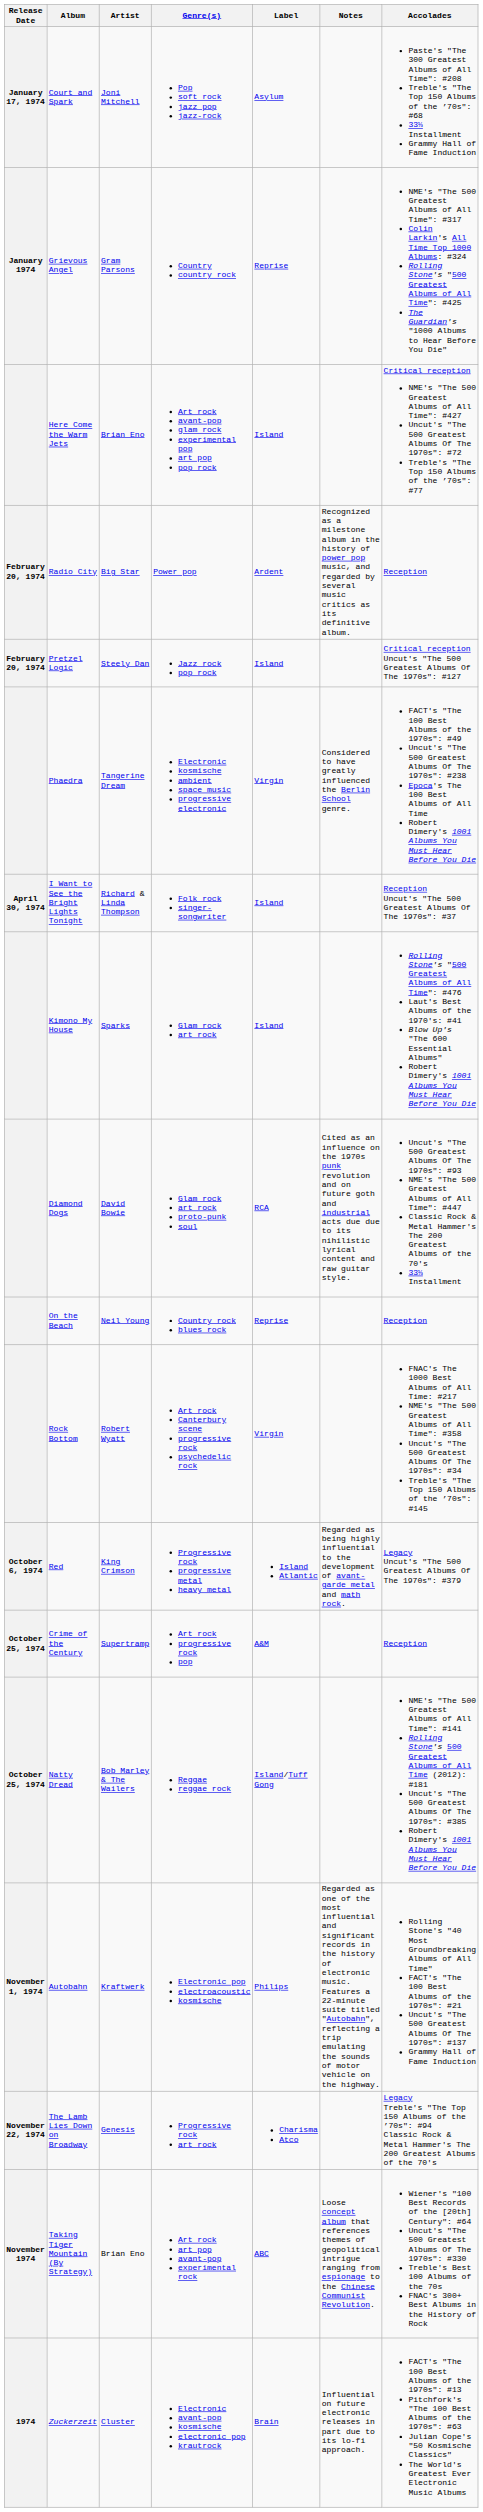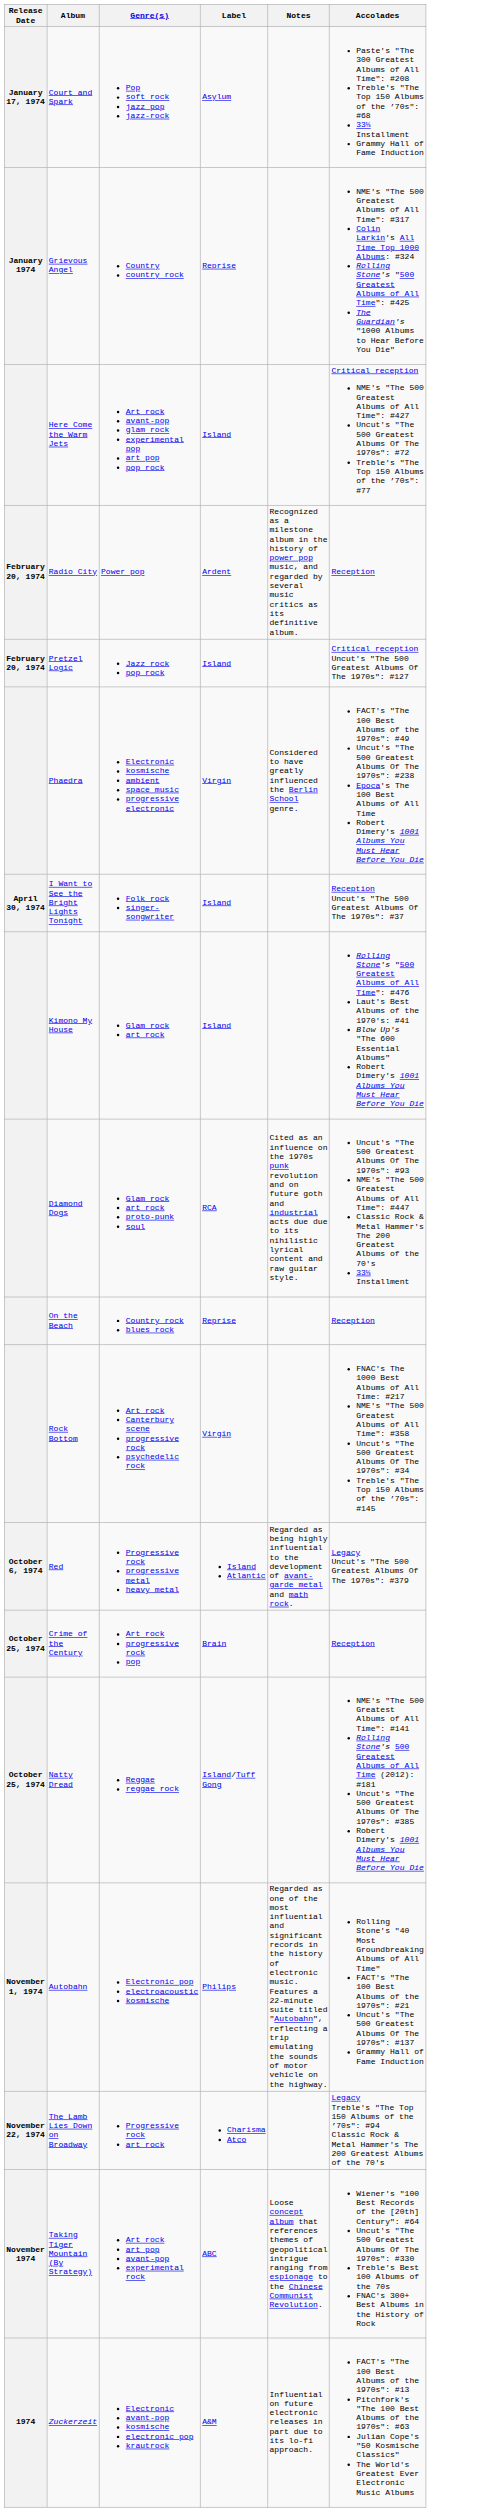- column: (125, 16)
(262, 1644) A&M -> (214, 1644) Brain
(266, 2423) Brain -> (209, 2423) A&M
